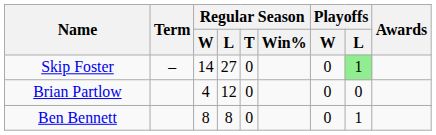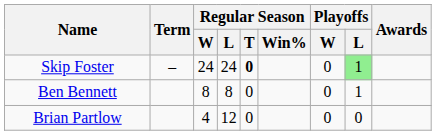(206, 67) 14 -> (206, 67) 24
(229, 67) 27 -> (229, 67) 24
(249, 67) normal -> (249, 67) bold
rows swapped: (77, 92) <-> (77, 117)
